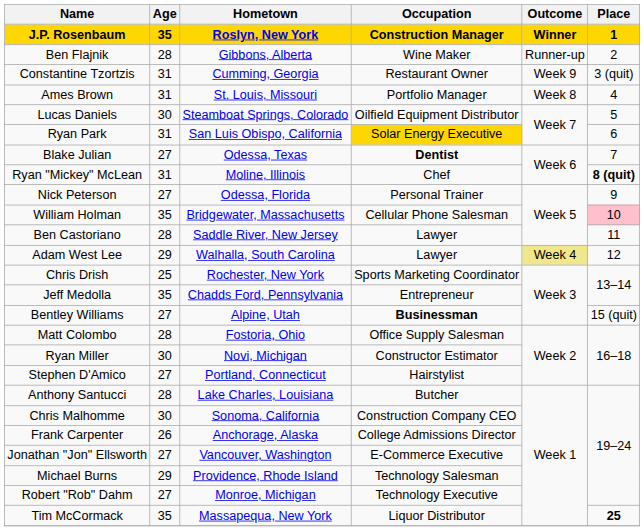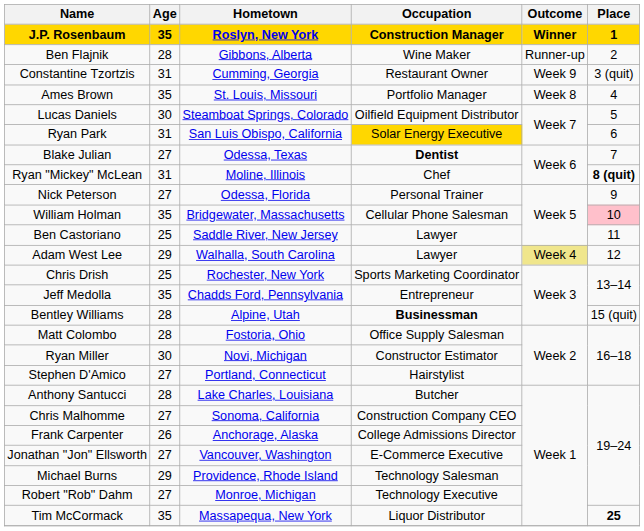(165, 94) 31 -> (165, 94) 35
(165, 235) 28 -> (165, 235) 25
(165, 315) 27 -> (165, 315) 28
(165, 415) 30 -> (165, 415) 27
